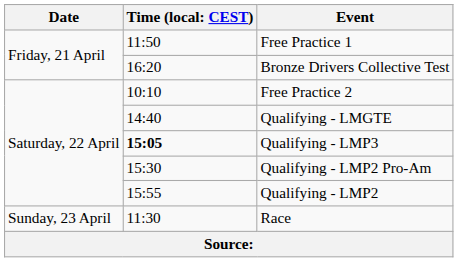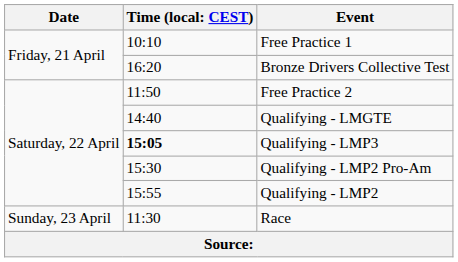(144, 42) 11:50 -> (144, 42) 10:10
(144, 93) 10:10 -> (144, 93) 11:50
